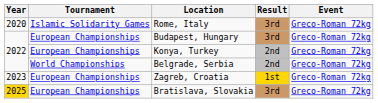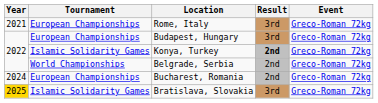(16, 25) 2020 -> (16, 25) 2021
(90, 25) Islamic Solidarity Games -> (85, 25) European Championships
(85, 51) European Championships -> (90, 51) Islamic Solidarity Games
(272, 51) normal -> (272, 51) bold
- row: (191, 78)
+ row: (199, 78)
(85, 92) European Championships -> (90, 92) Islamic Solidarity Games
